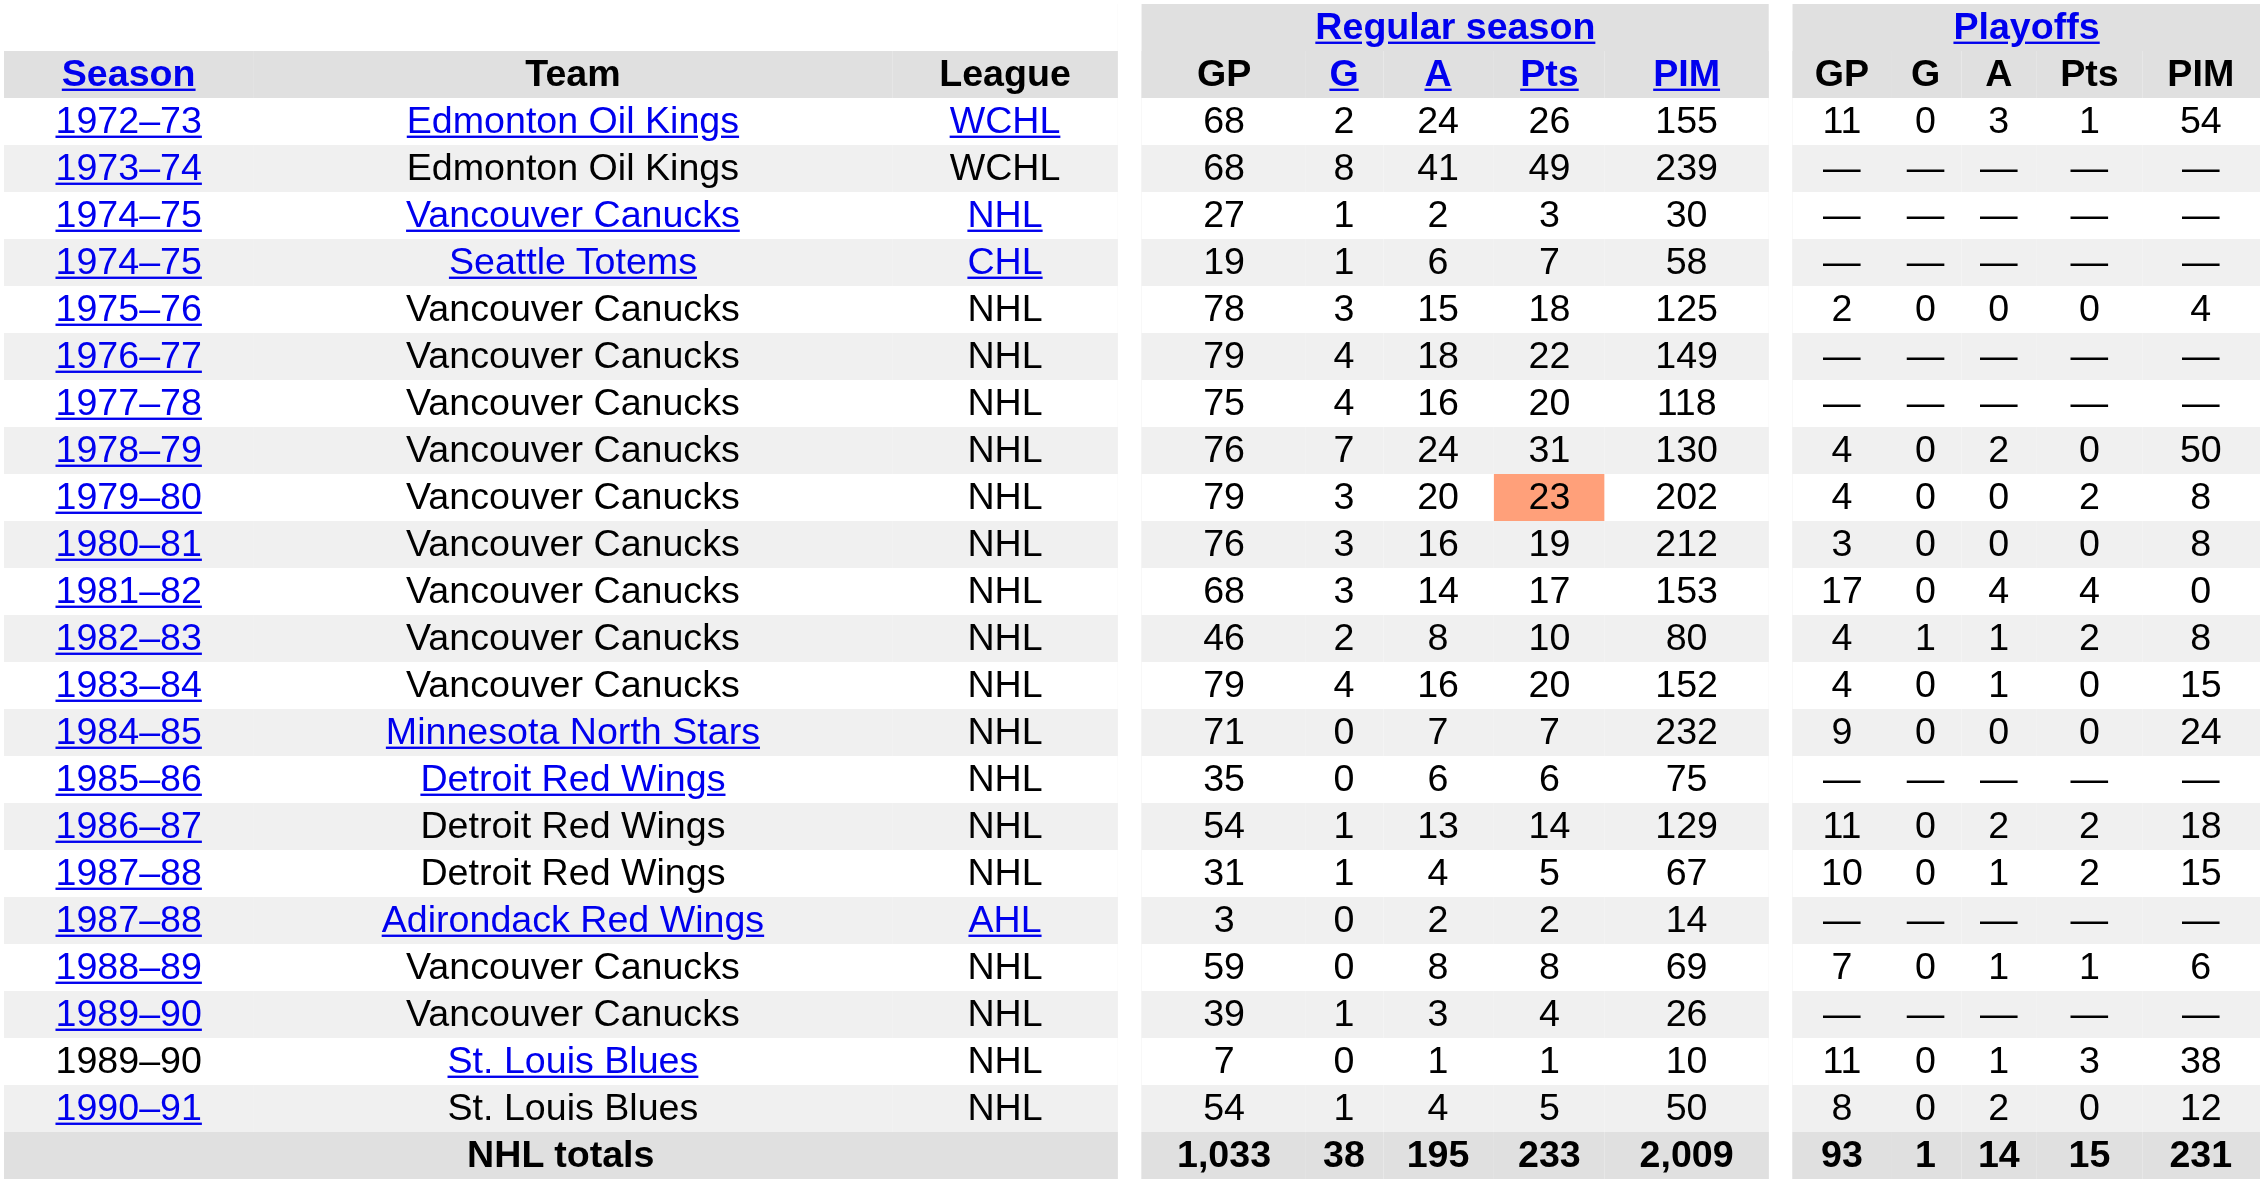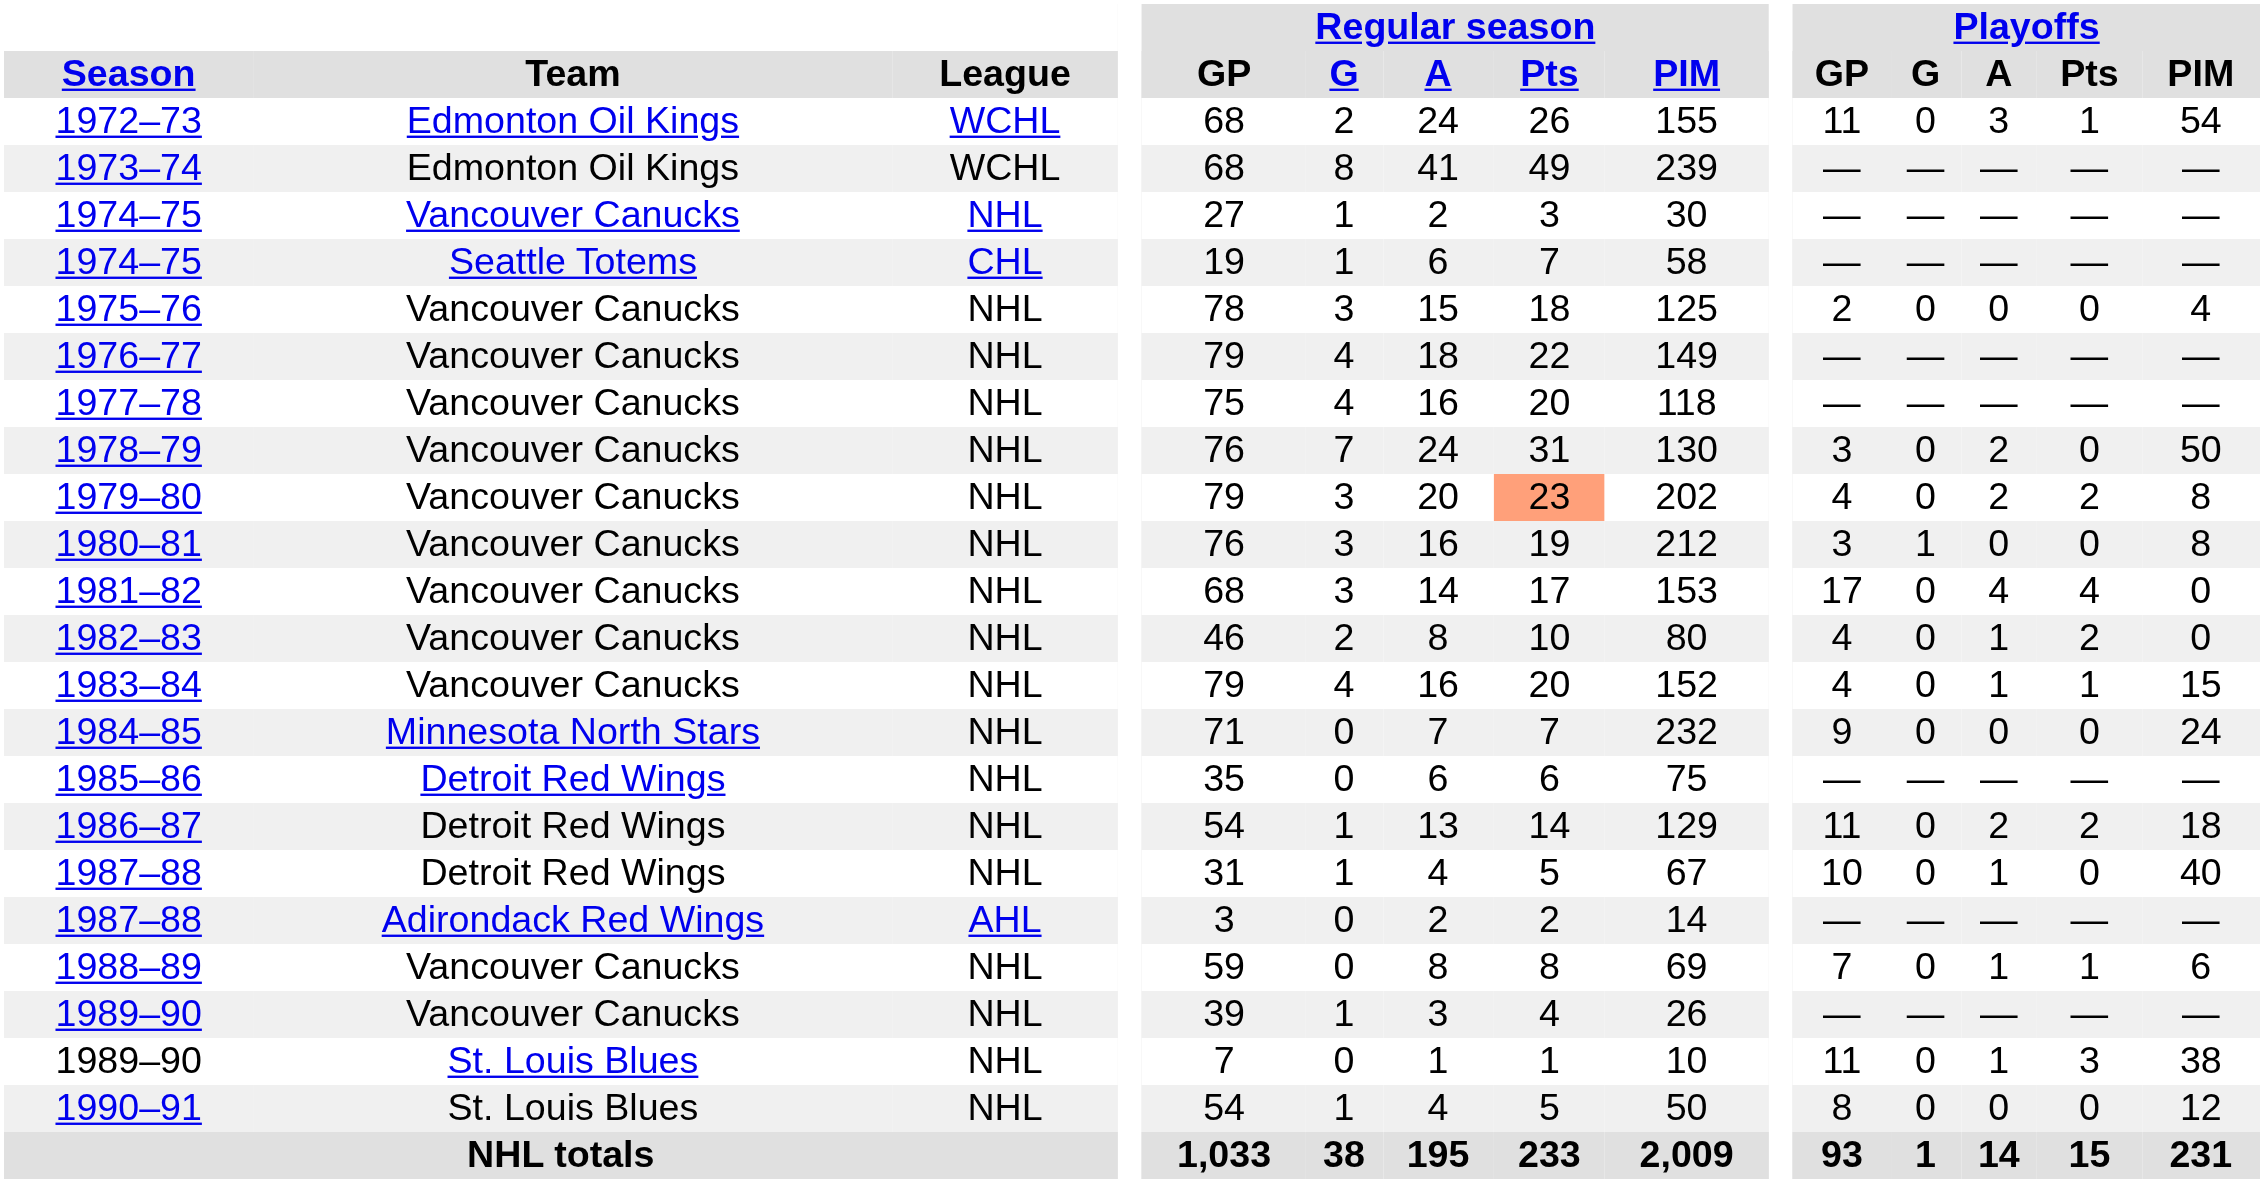(1842, 449) 4 -> (1842, 449) 3
(1999, 496) 0 -> (1999, 496) 2
(1926, 543) 0 -> (1926, 543) 1
(1926, 637) 1 -> (1926, 637) 0
(2201, 637) 8 -> (2201, 637) 0
(2089, 684) 0 -> (2089, 684) 1
(2089, 872) 2 -> (2089, 872) 0
(2201, 872) 15 -> (2201, 872) 40
(1999, 1107) 2 -> (1999, 1107) 0
